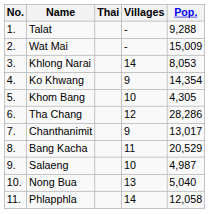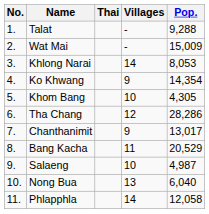(183, 183) 5,040 -> (183, 183) 6,040
